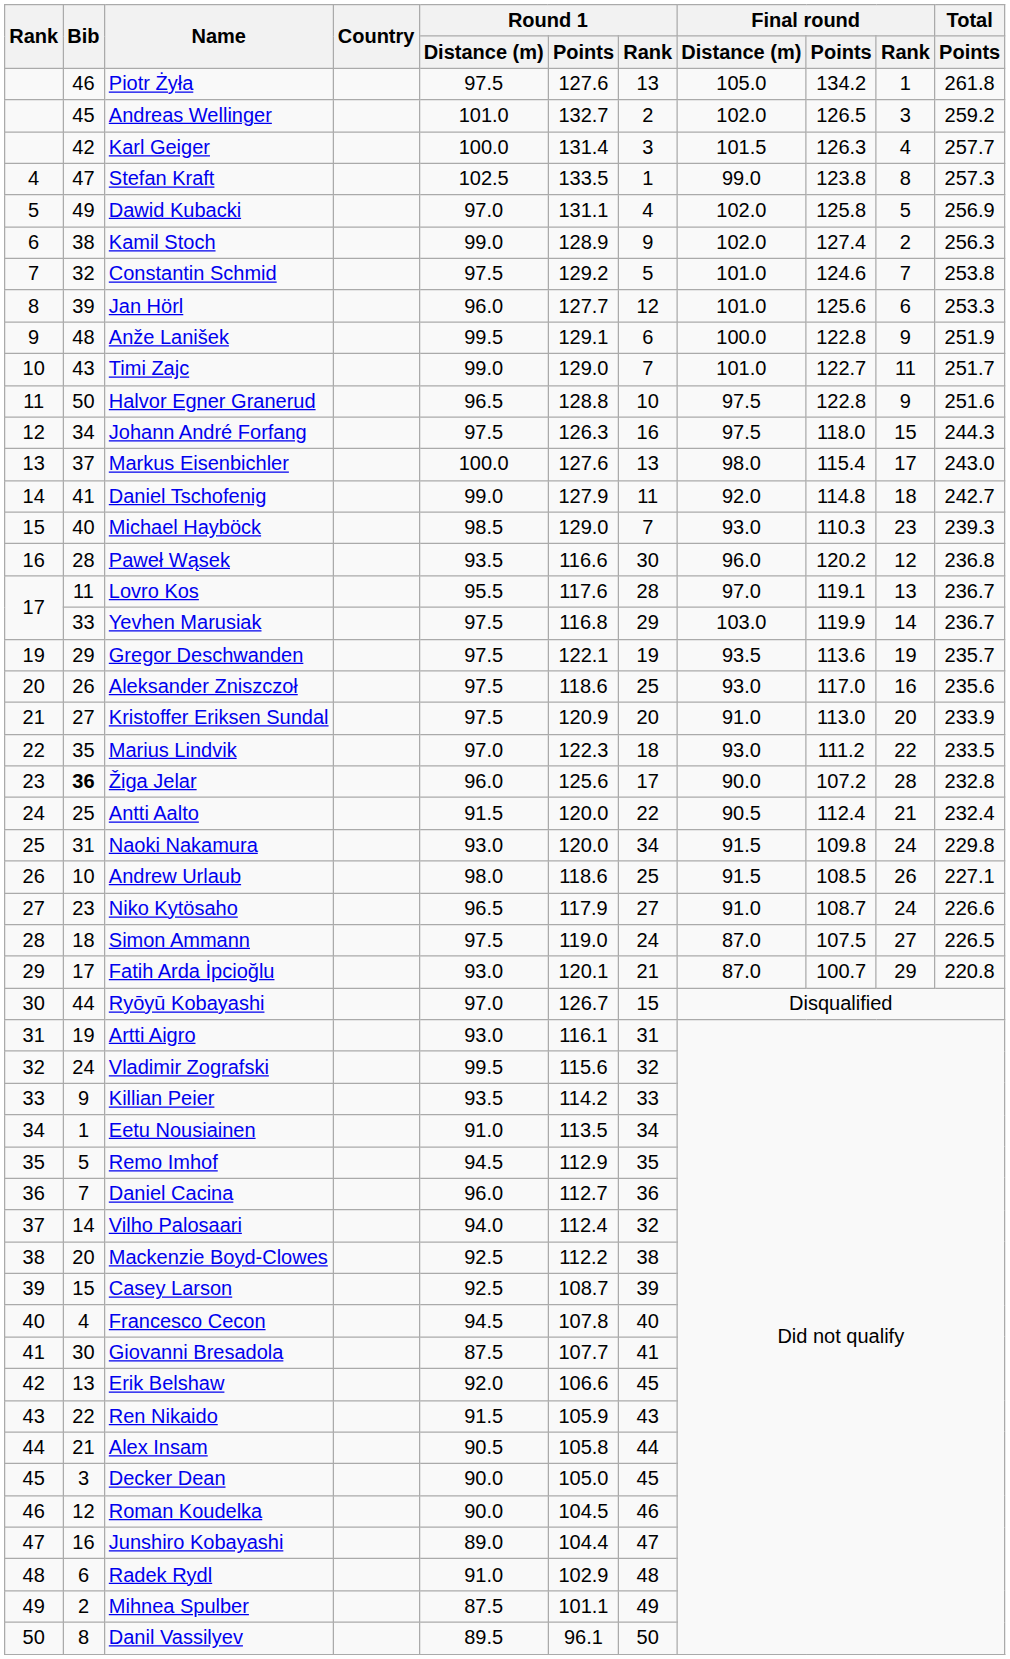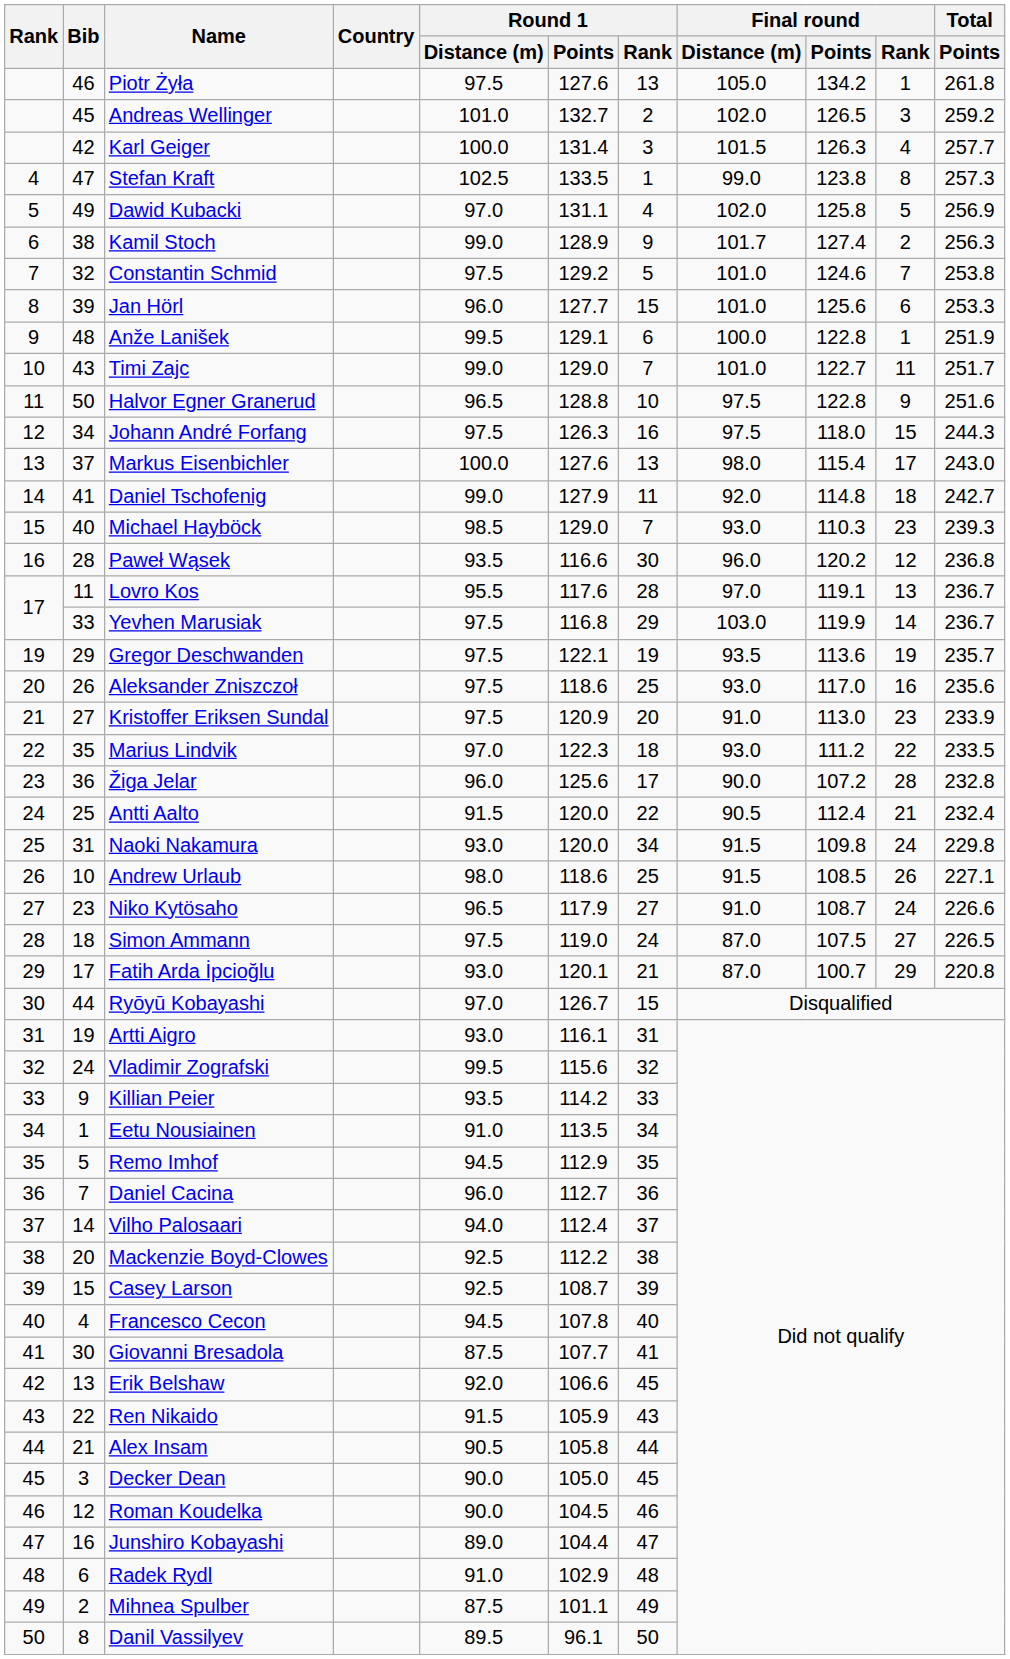(741, 242) 102.0 -> (741, 242) 101.7
(648, 305) 12 -> (648, 305) 15
(905, 337) 9 -> (905, 337) 1
(905, 718) 20 -> (905, 718) 23
(83, 781) bold -> (83, 781) normal
(648, 1225) 32 -> (648, 1225) 37
